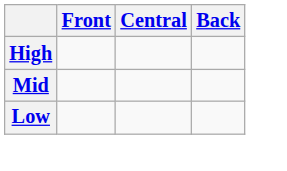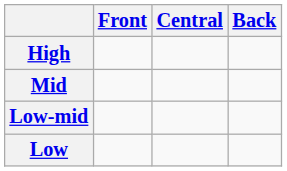+ row: (49, 117)
